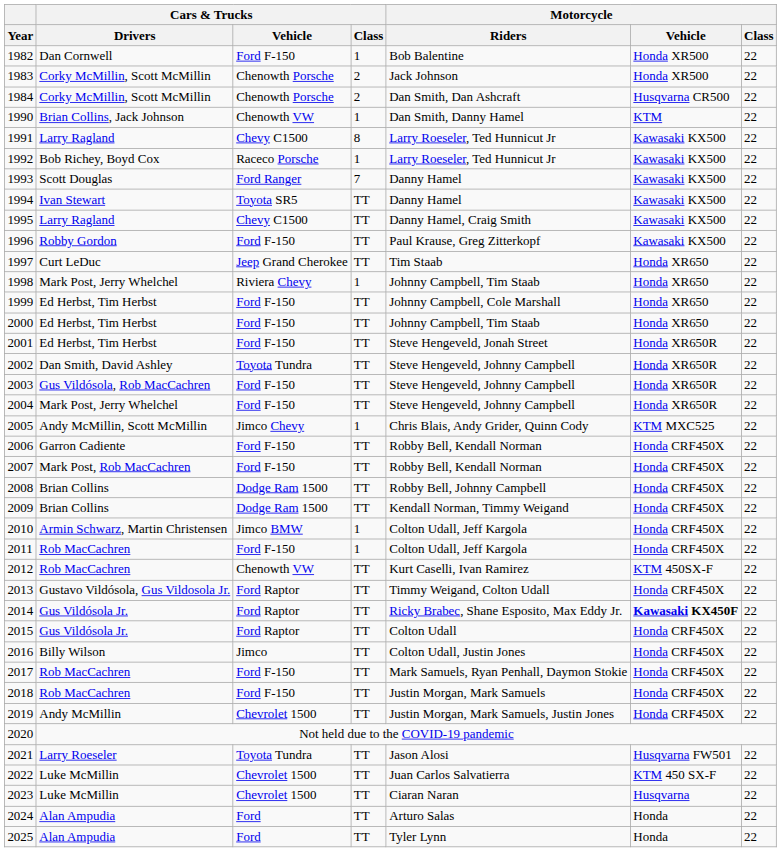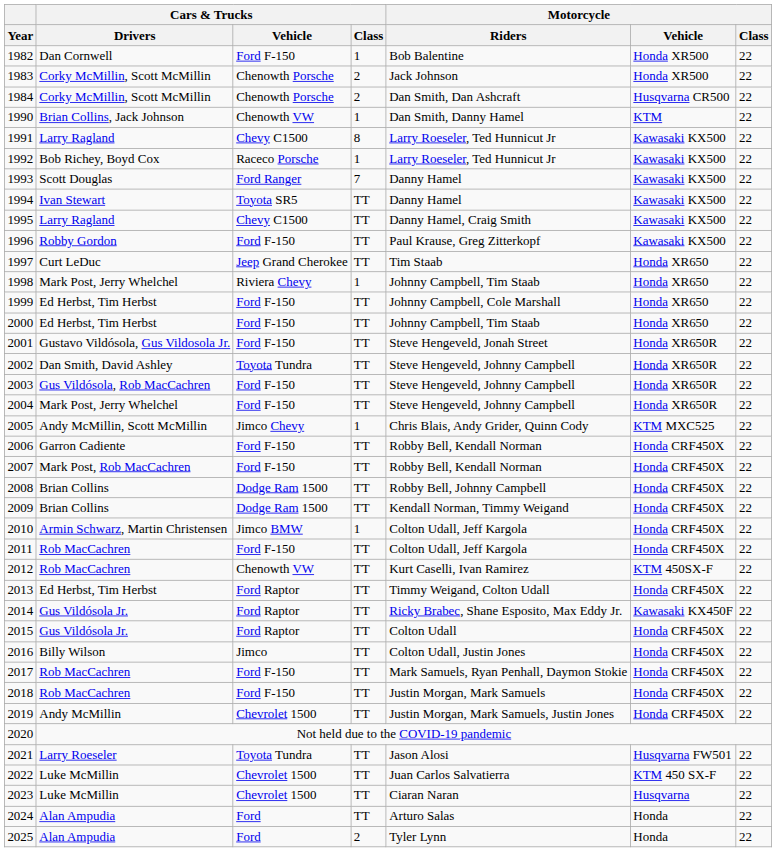(98, 343) Ed Herbst, Tim Herbst -> (135, 343) Gustavo Vildósola, Gus Vildosola Jr.
(357, 549) 1 -> (362, 549) TT
(135, 590) Gustavo Vildósola, Gus Vildosola Jr. -> (98, 590) Ed Herbst, Tim Herbst
(686, 610) bold -> (683, 610) normal
(362, 836) TT -> (357, 836) 2
